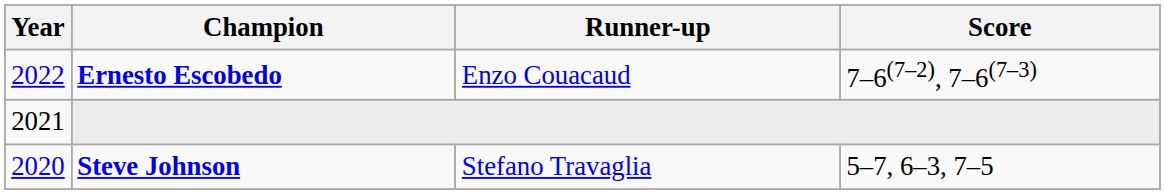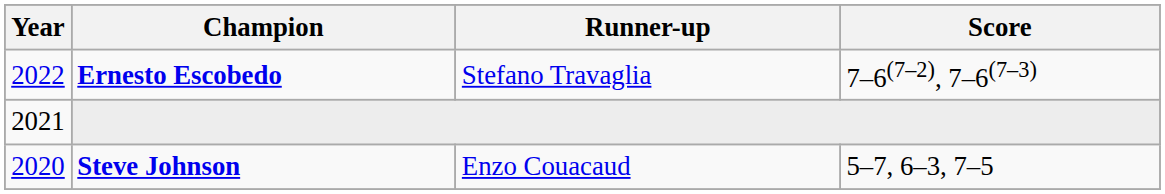(546, 74) Enzo Couacaud -> (557, 74) Stefano Travaglia
(557, 166) Stefano Travaglia -> (546, 166) Enzo Couacaud
